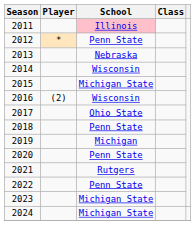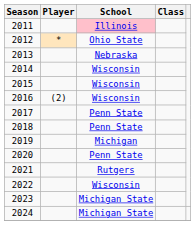(116, 40) Penn State -> (116, 40) Ohio State
(116, 84) Michigan State -> (116, 84) Wisconsin
(116, 112) Ohio State -> (116, 112) Penn State
(116, 184) Penn State -> (116, 184) Wisconsin
